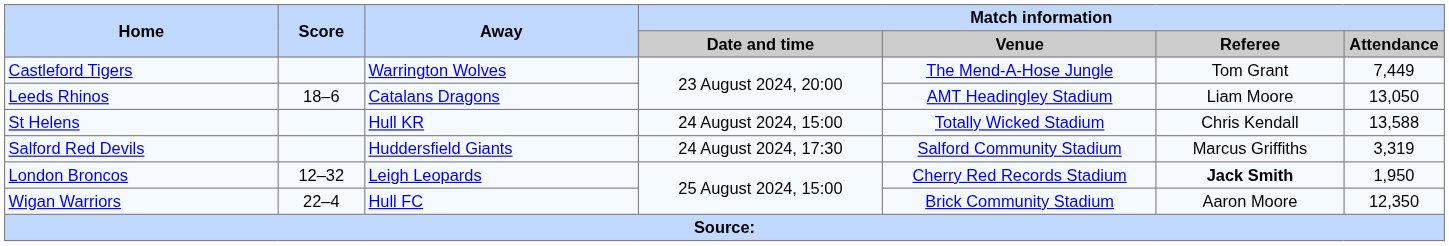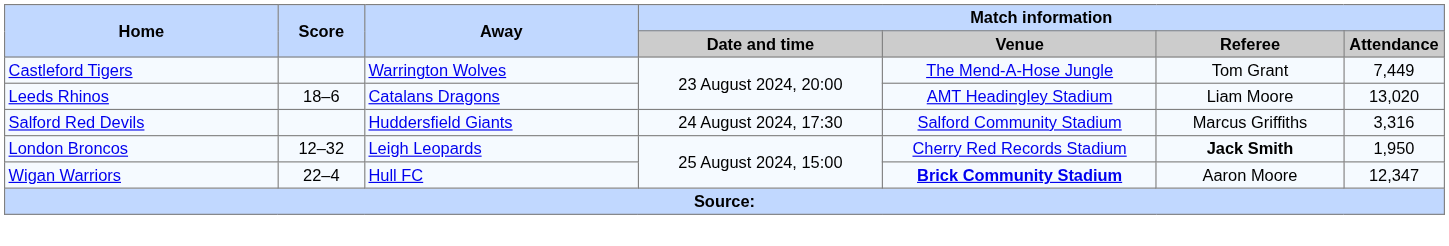(1394, 96) 13,050 -> (1394, 96) 13,020
- row: (44, 123)
(1394, 149) 3,319 -> (1394, 123) 3,316
(1020, 201) normal -> (1020, 175) bold
(1394, 201) 12,350 -> (1394, 175) 12,347
